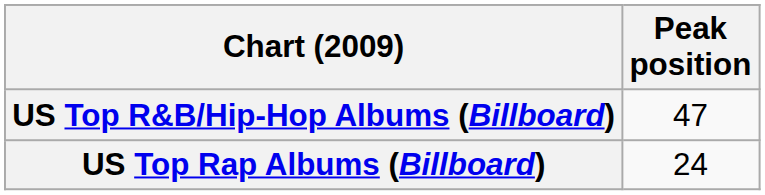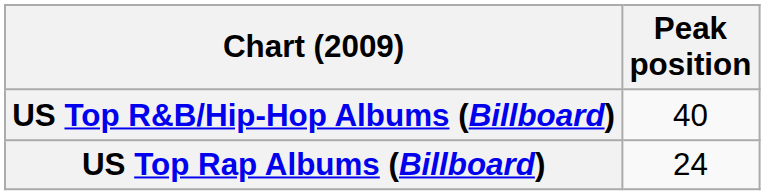(690, 114) 47 -> (690, 114) 40
